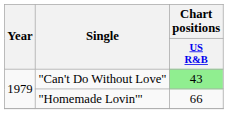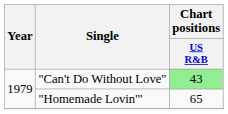(196, 99) 66 -> (196, 99) 65
